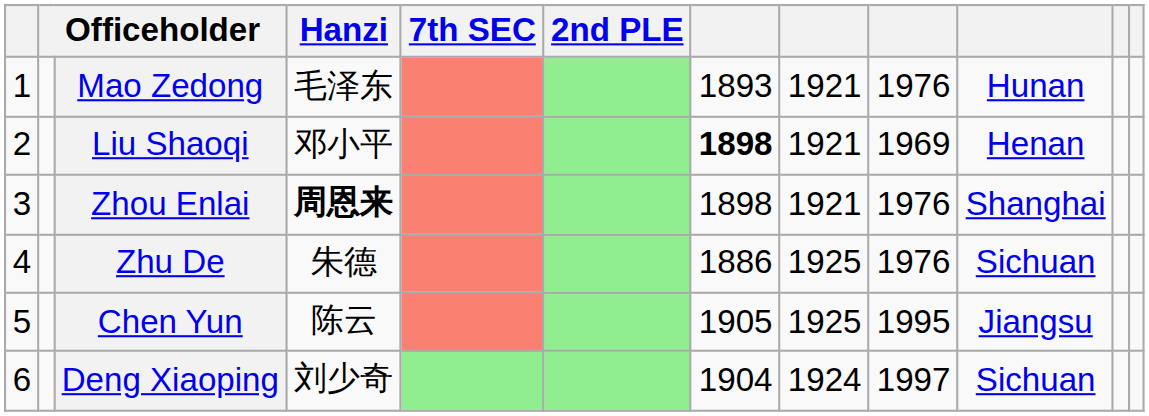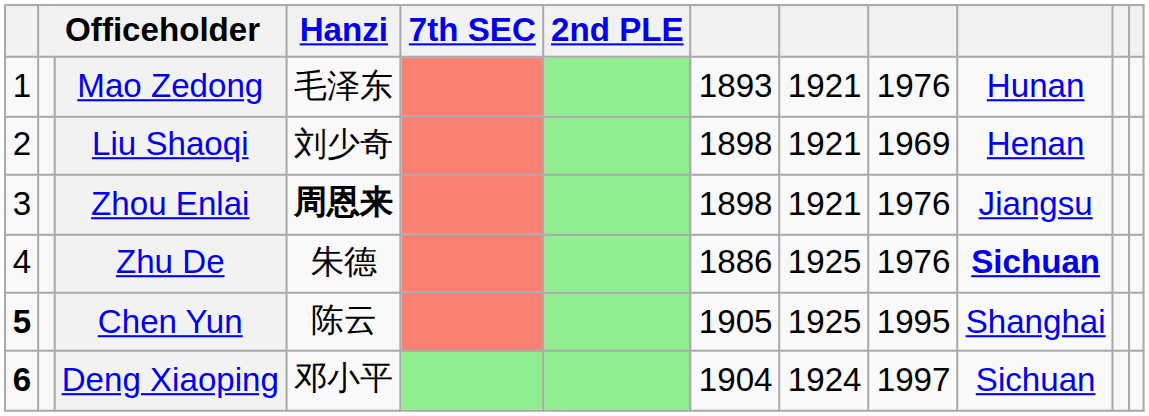(344, 144) 邓小平 -> (344, 144) 刘少奇
(736, 145) bold -> (736, 145) normal
(1036, 203) Shanghai -> (1036, 203) Jiangsu
(1036, 262) normal -> (1036, 262) bold
(22, 321) normal -> (22, 321) bold
(1036, 321) Jiangsu -> (1036, 321) Shanghai
(22, 380) normal -> (22, 380) bold
(344, 379) 刘少奇 -> (344, 379) 邓小平
